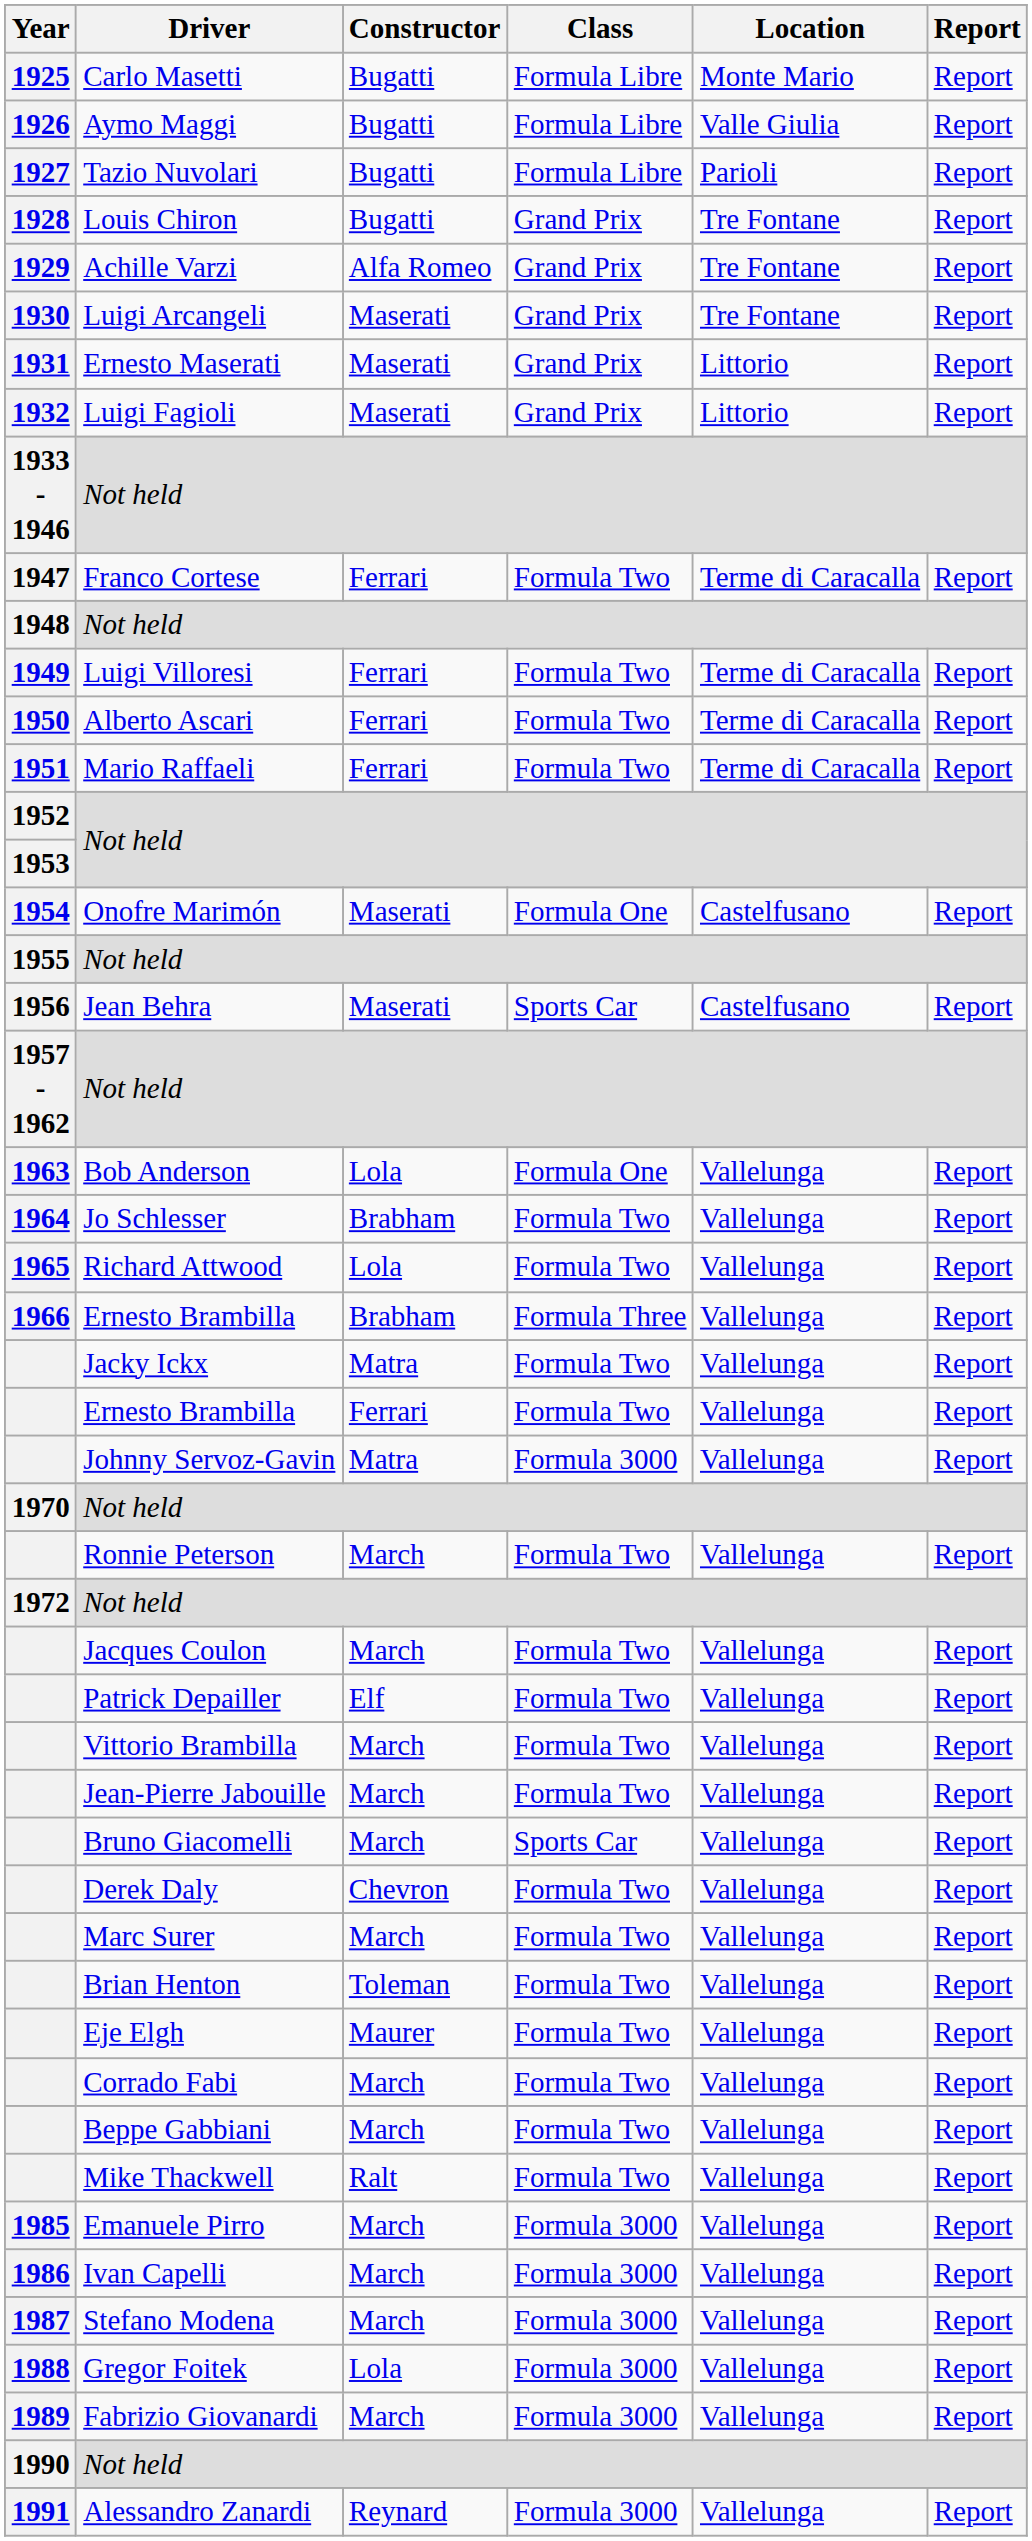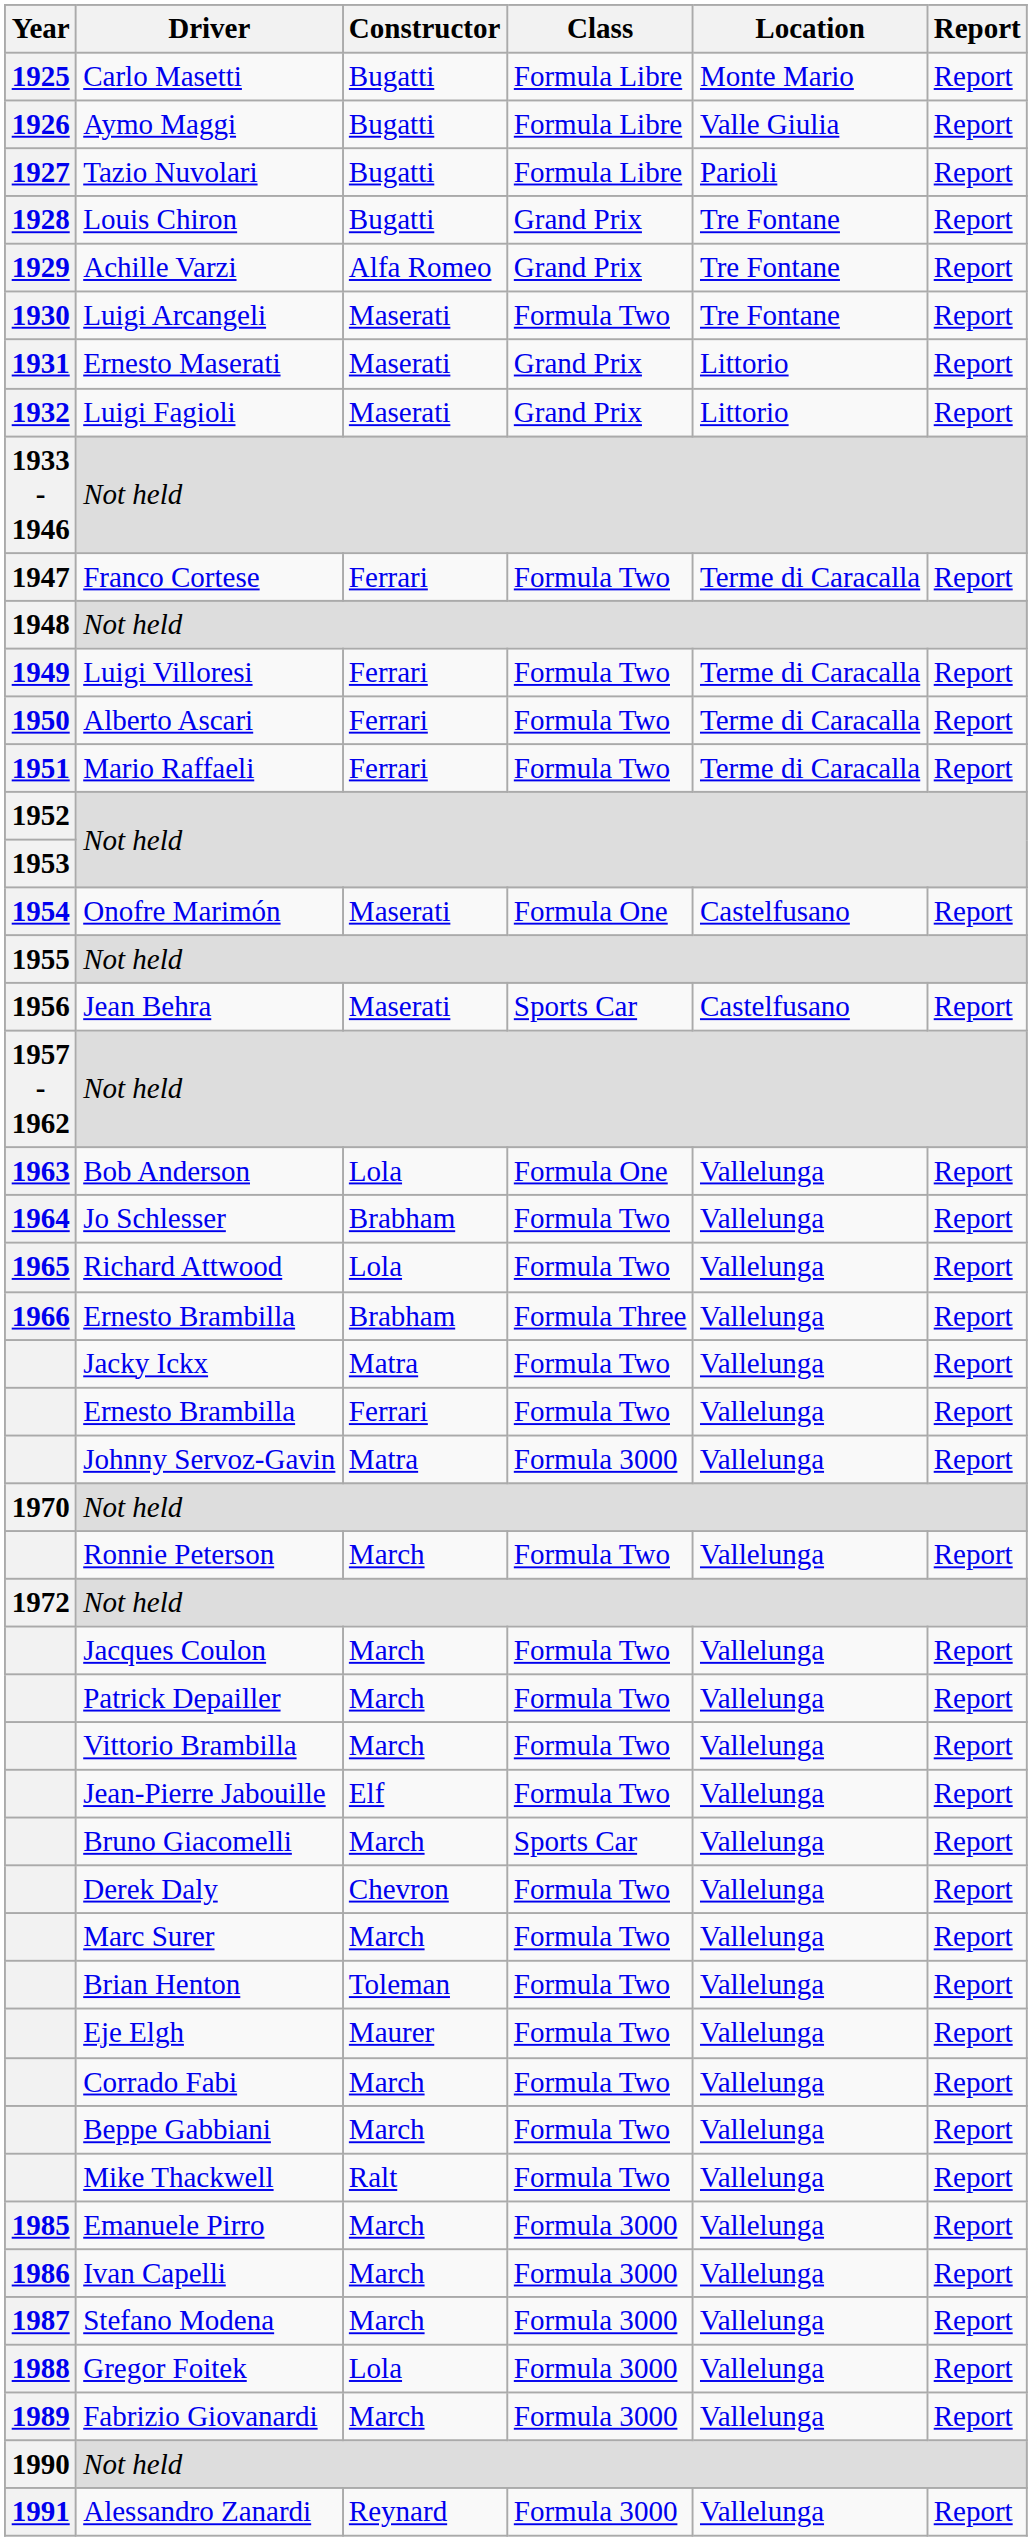(578, 315) Grand Prix -> (592, 315) Formula Two
(367, 1697) Elf -> (387, 1697) March
(387, 1793) March -> (367, 1793) Elf
